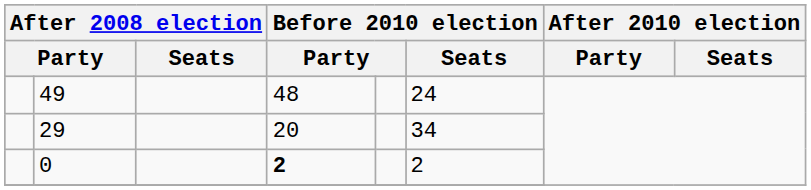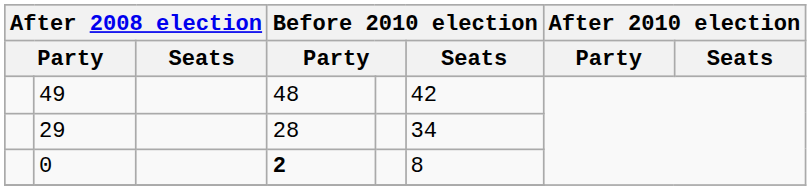(424, 95) 24 -> (424, 95) 42
(286, 131) 20 -> (286, 131) 28
(417, 167) 2 -> (417, 167) 8
